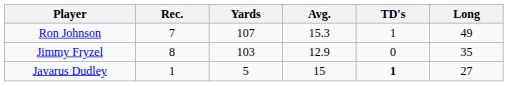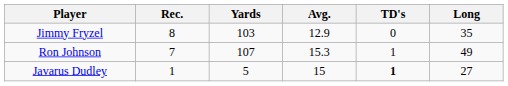rows swapped: (70, 52) <-> (70, 33)
